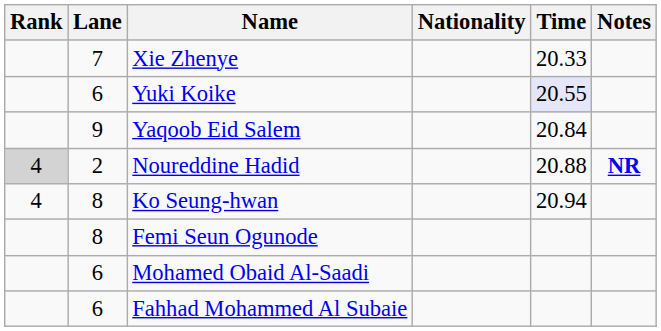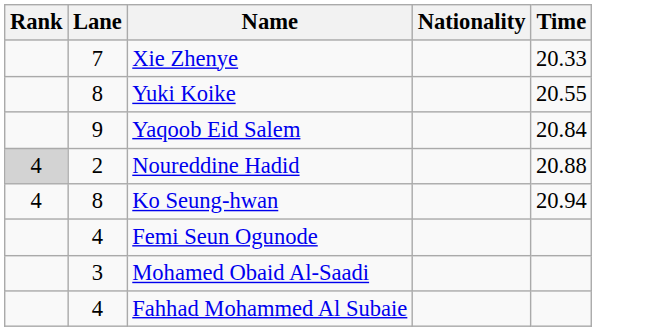- column: (624, 22)
(97, 93) 6 -> (97, 93) 8
(561, 93) lavender background -> (561, 93) no background
(97, 237) 8 -> (97, 237) 4
(97, 272) 6 -> (97, 272) 3
(97, 308) 6 -> (97, 308) 4
